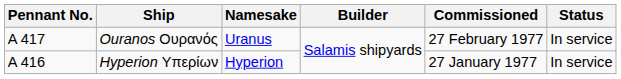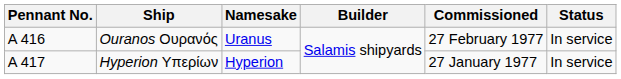(26, 39) A 417 -> (26, 39) A 416
(26, 62) A 416 -> (26, 62) A 417
